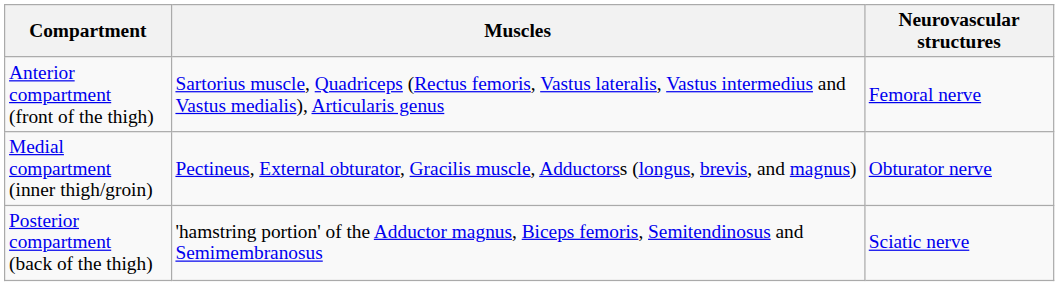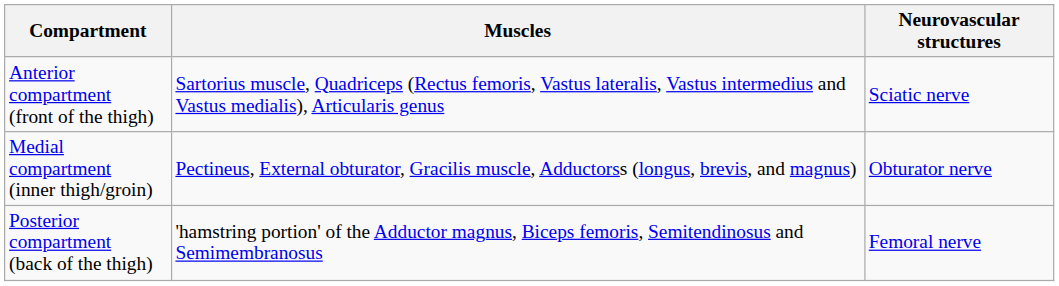(925, 94) Femoral nerve -> (919, 94) Sciatic nerve
(919, 242) Sciatic nerve -> (925, 242) Femoral nerve
